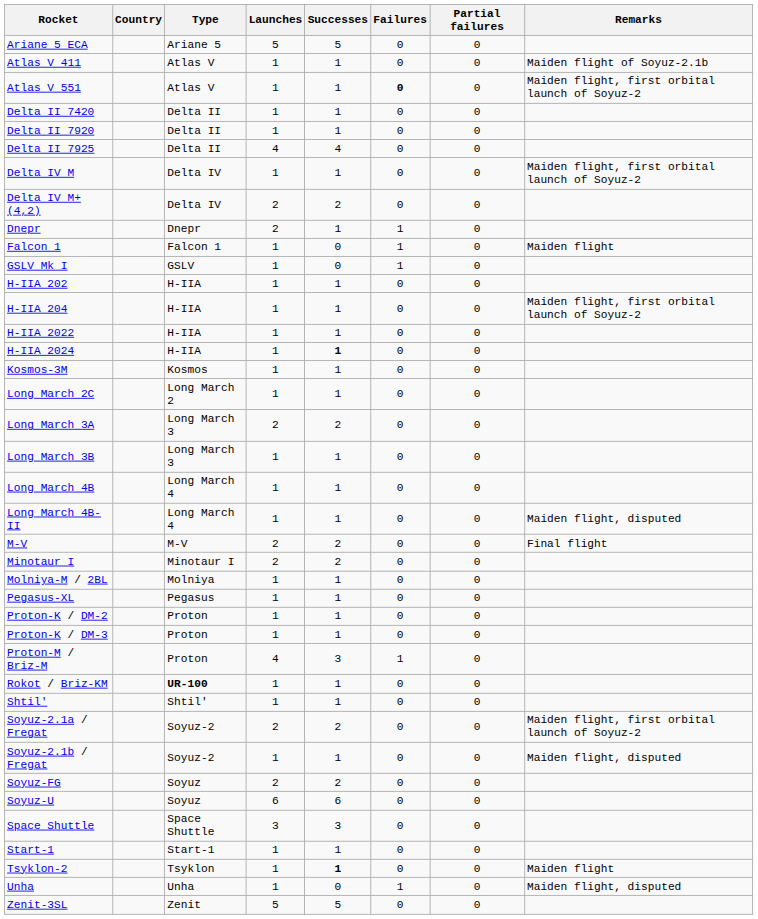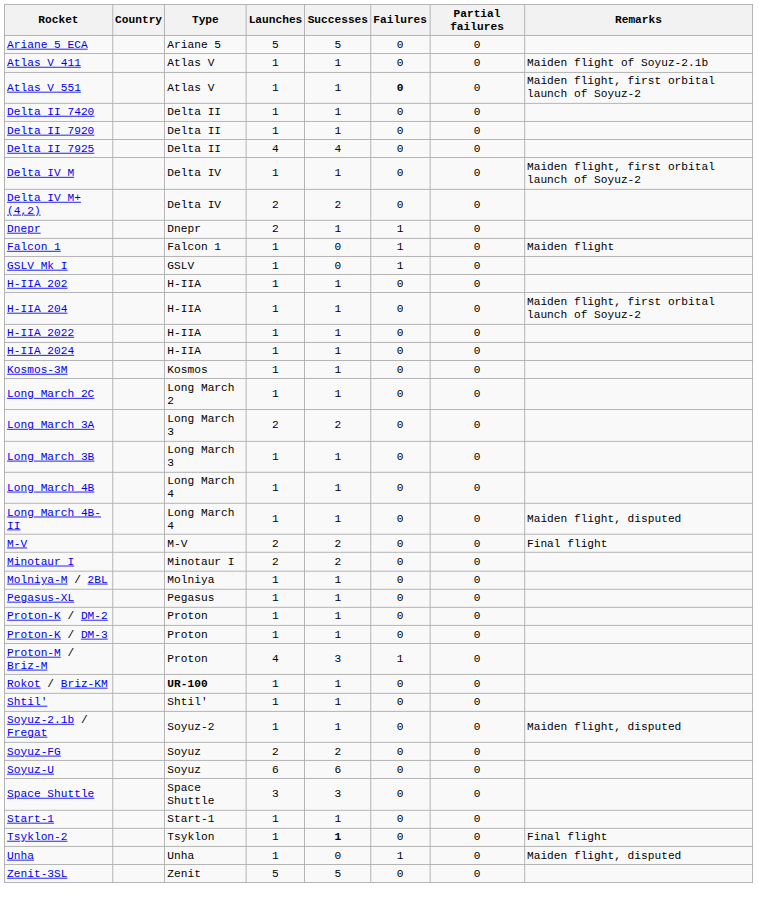(338, 351) bold -> (338, 351) normal
- row: (47, 727)
(571, 868) Maiden flight -> (567, 837) Final flight
